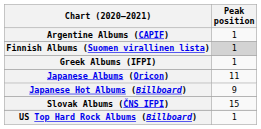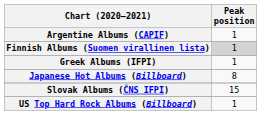- row: (108, 76)
(234, 90) 9 -> (234, 76) 8
